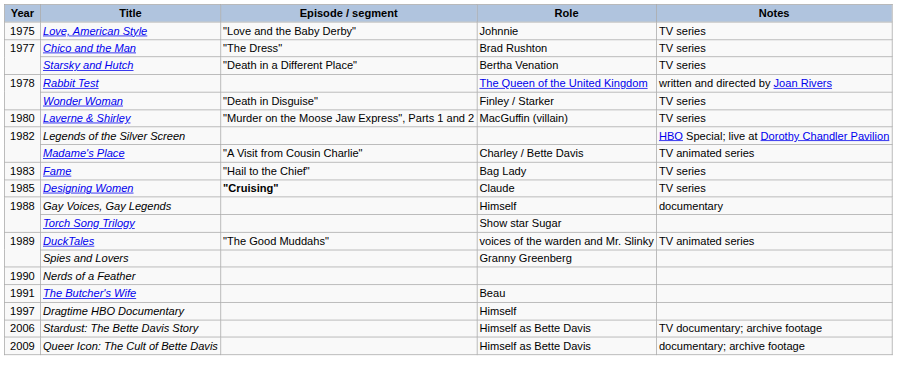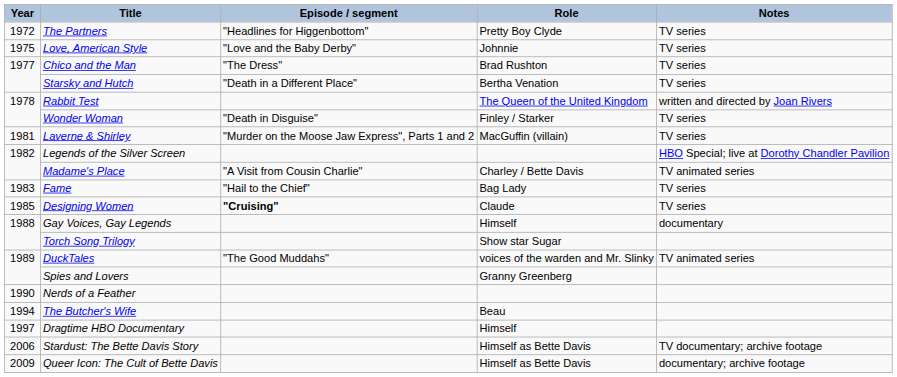+ row: (75, 31)
(22, 119) 1980 -> (22, 136) 1981
(22, 294) 1991 -> (22, 311) 1994
